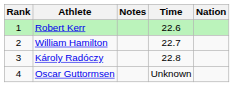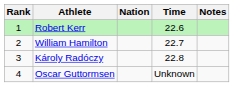columns swapped: (211, 12) <-> (133, 12)
